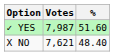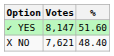(60, 28) 7,987 -> (60, 28) 8,147
